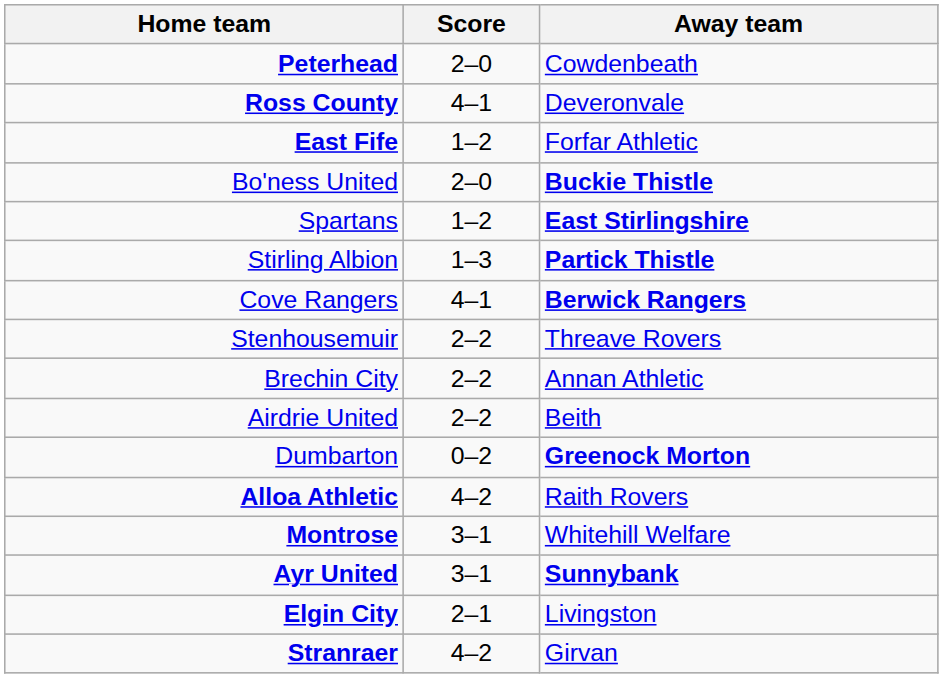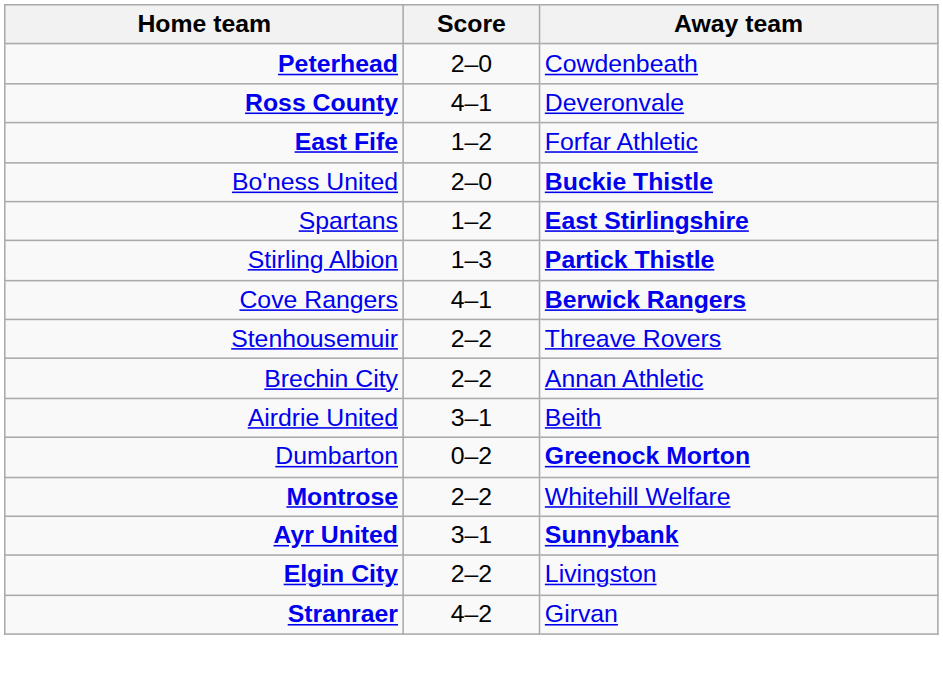(471, 417) 2–2 -> (471, 417) 3–1
- row: (319, 496)
(471, 535) 3–1 -> (471, 496) 2–2
(471, 614) 2–1 -> (471, 574) 2–2
